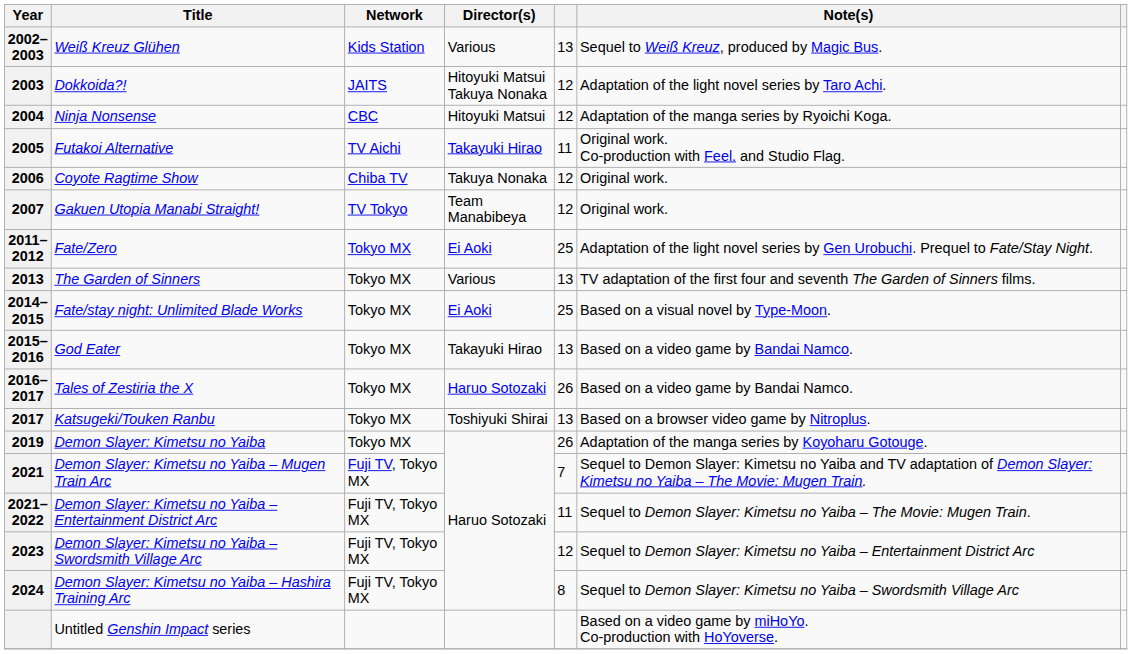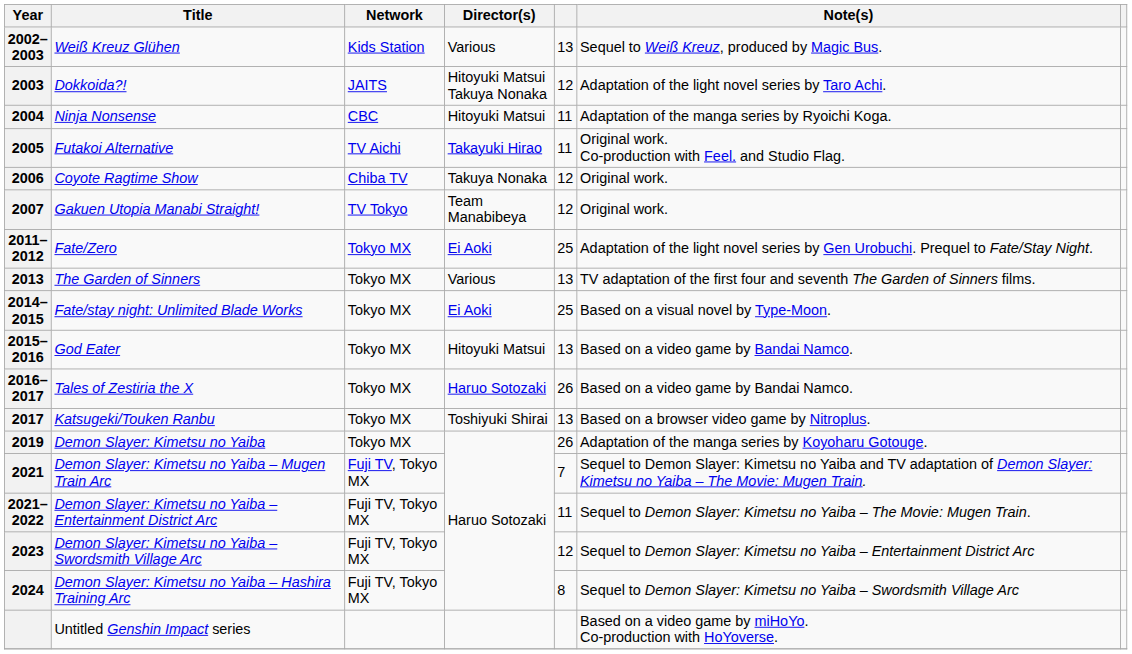(565, 116) 12 -> (565, 116) 11
(495, 349) Takayuki Hirao -> (497, 349) Hitoyuki Matsui
